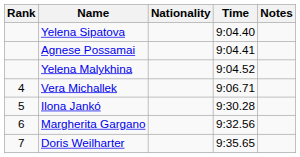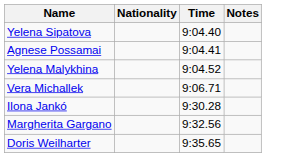- column: (21, 13)
